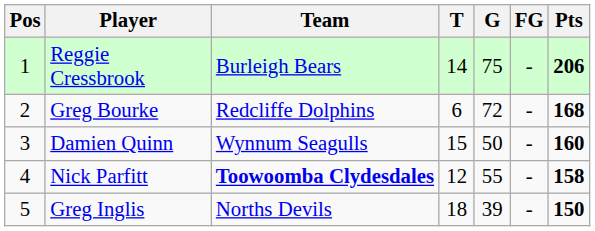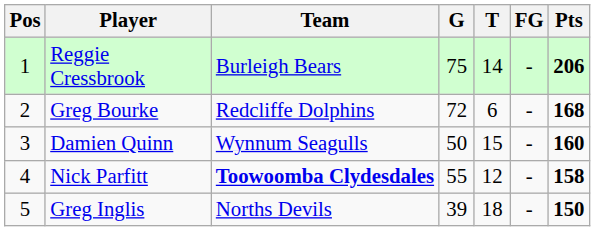columns swapped: (457, 20) <-> (492, 20)
